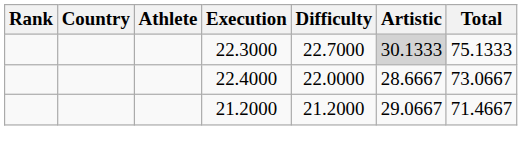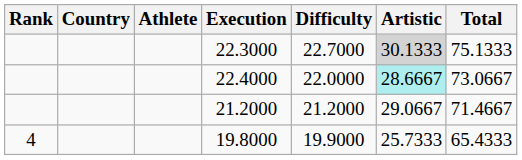(411, 79) no background -> (411, 79) paleturquoise background
+ row: (246, 139)
